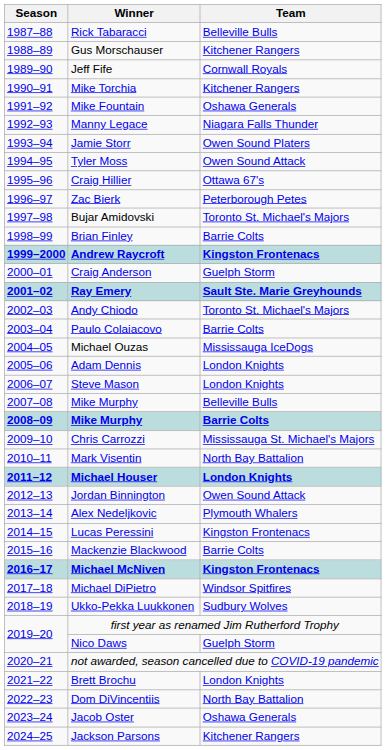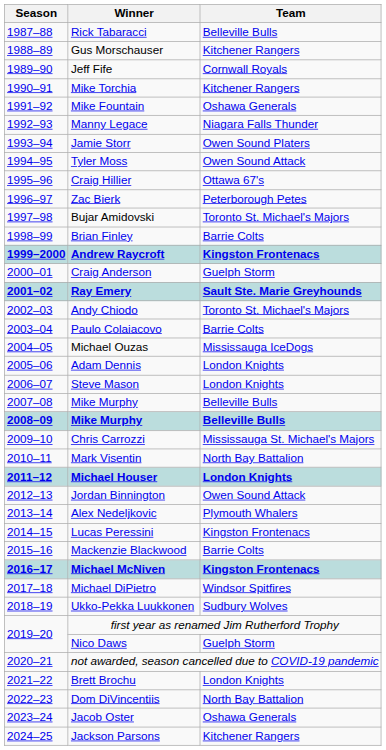(236, 421) Barrie Colts -> (244, 421) Belleville Bulls
